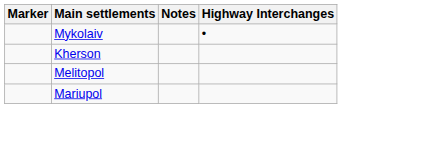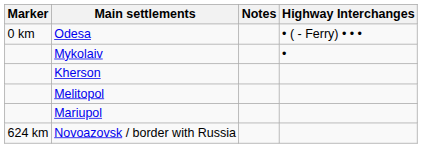+ row: (73, 34)
+ row: (145, 133)
